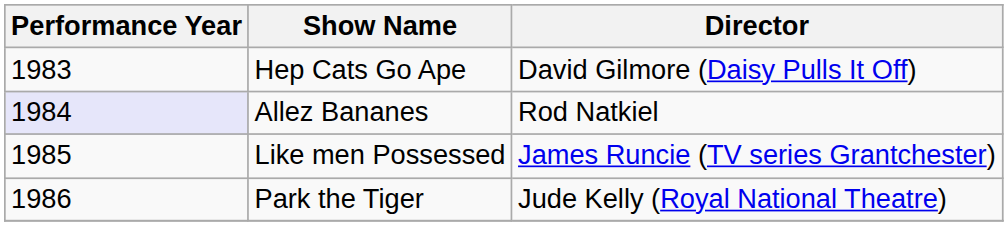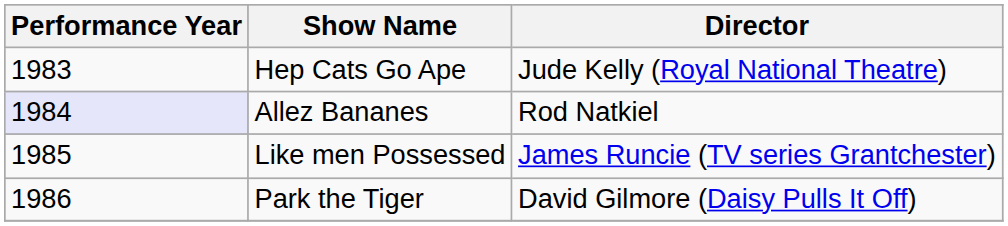(717, 69) David Gilmore (Daisy Pulls It Off) -> (732, 69) Jude Kelly (Royal National Theatre)
(732, 198) Jude Kelly (Royal National Theatre) -> (717, 198) David Gilmore (Daisy Pulls It Off)
